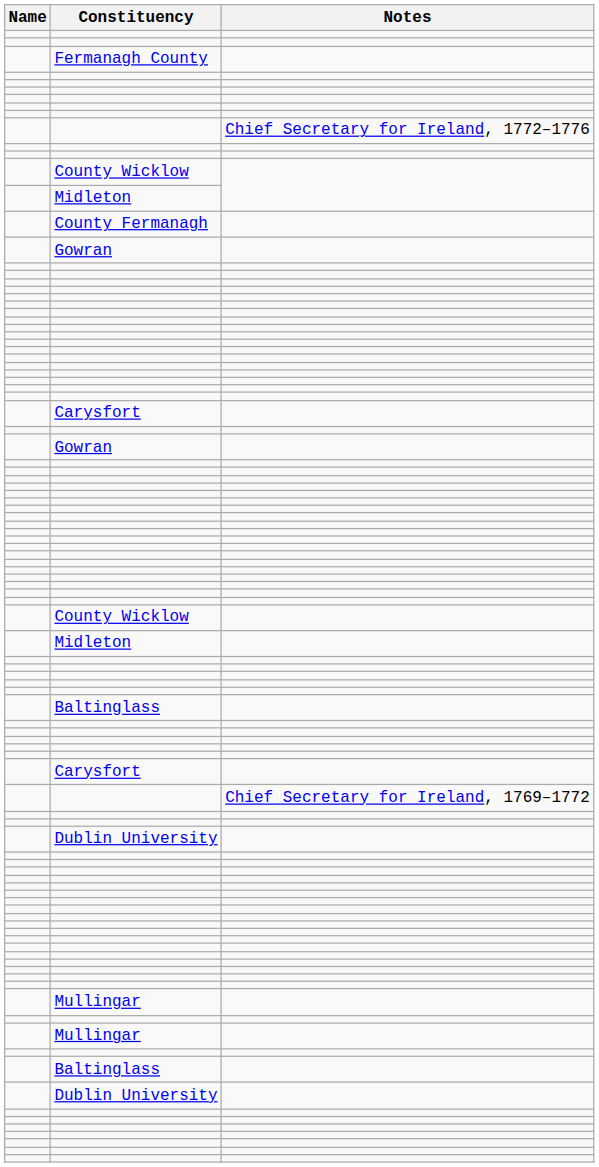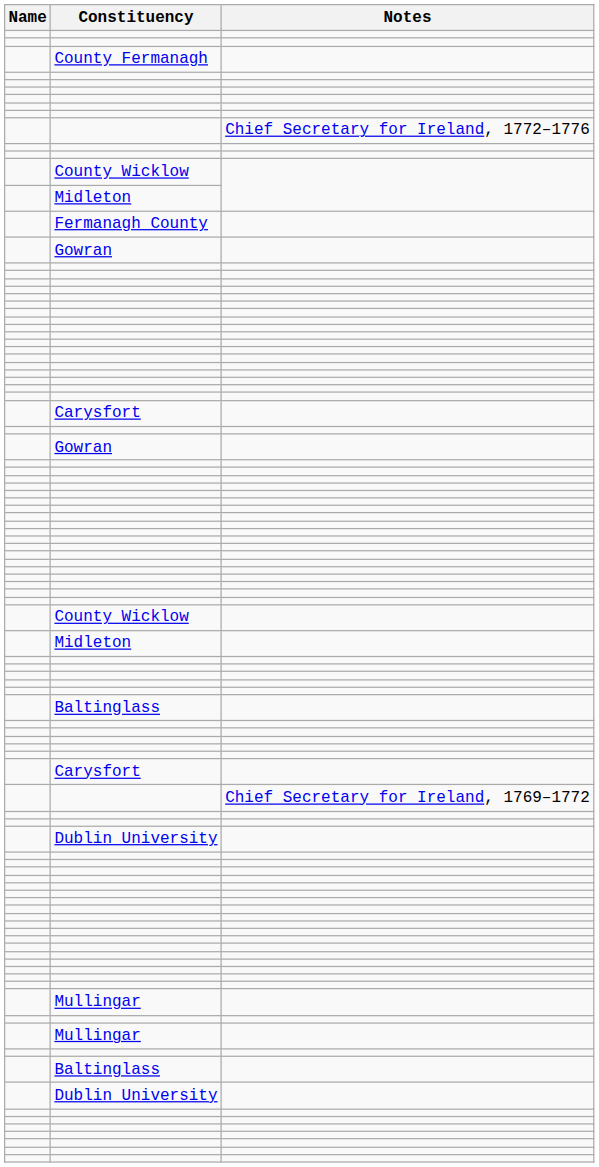rows swapped: (131, 59) <-> (131, 224)
